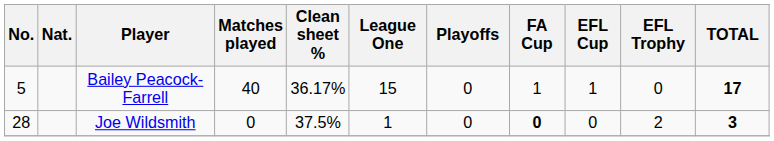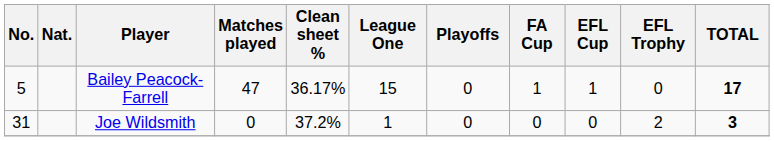(251, 88) 40 -> (251, 88) 47
(21, 123) 28 -> (21, 123) 31
(318, 123) 37.5% -> (318, 123) 37.2%
(537, 123) bold -> (537, 123) normal
